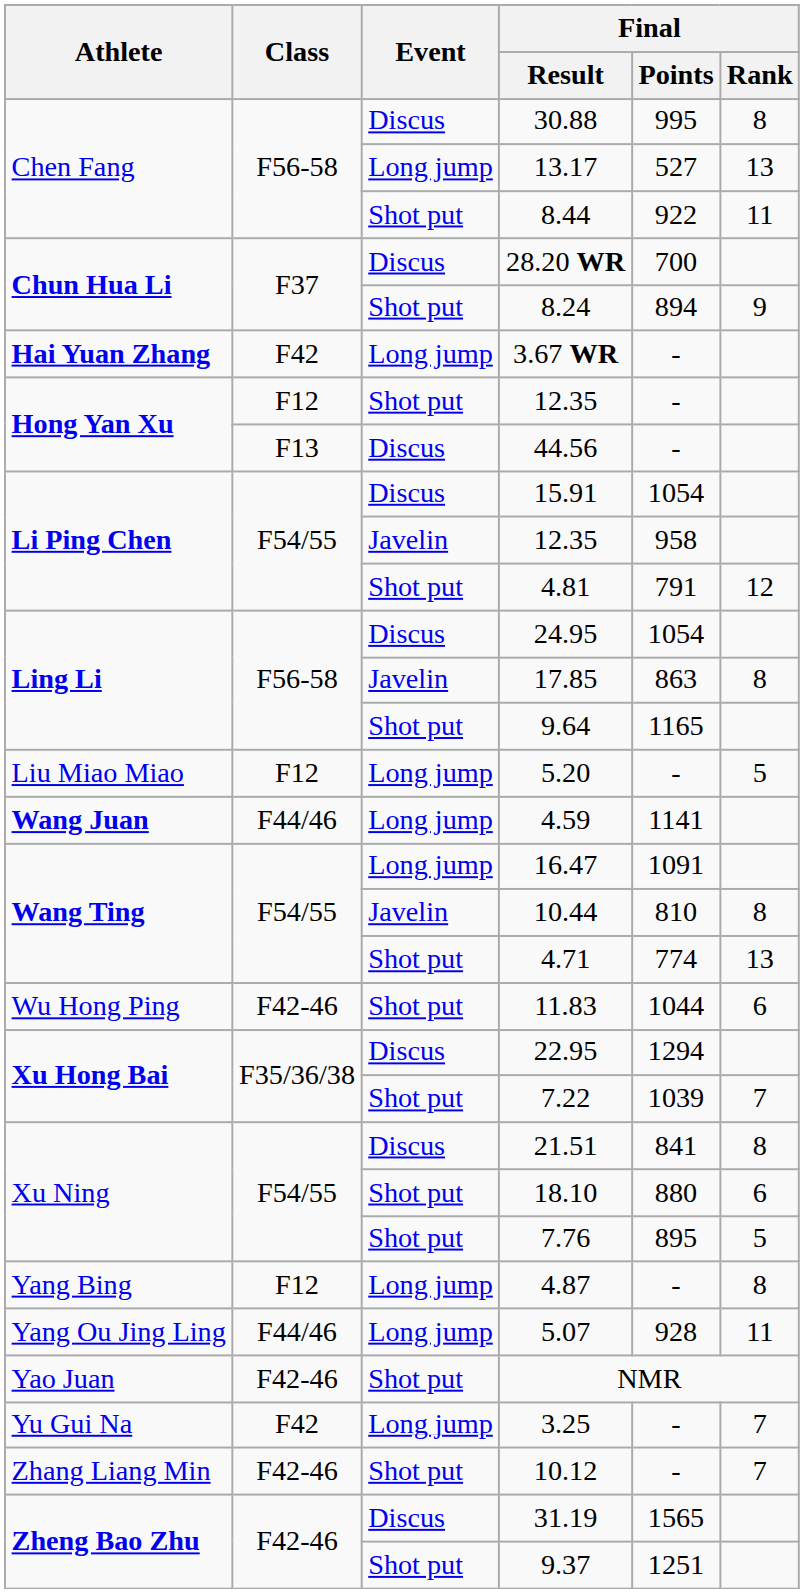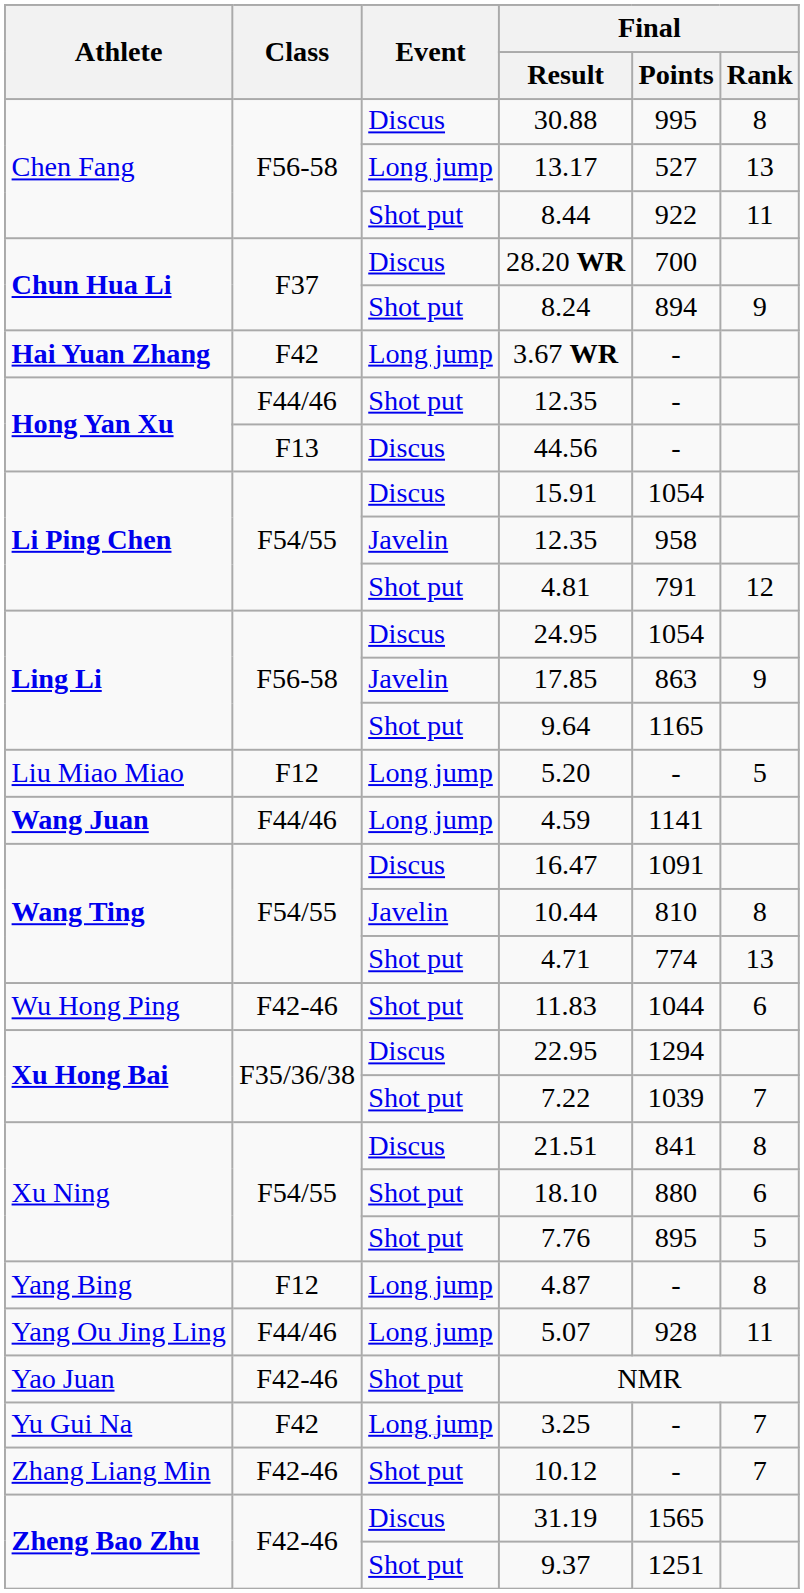(297, 400) F12 -> (297, 400) F44/46
(760, 679) 8 -> (760, 679) 9
(431, 866) Long jump -> (407, 866) Discus
